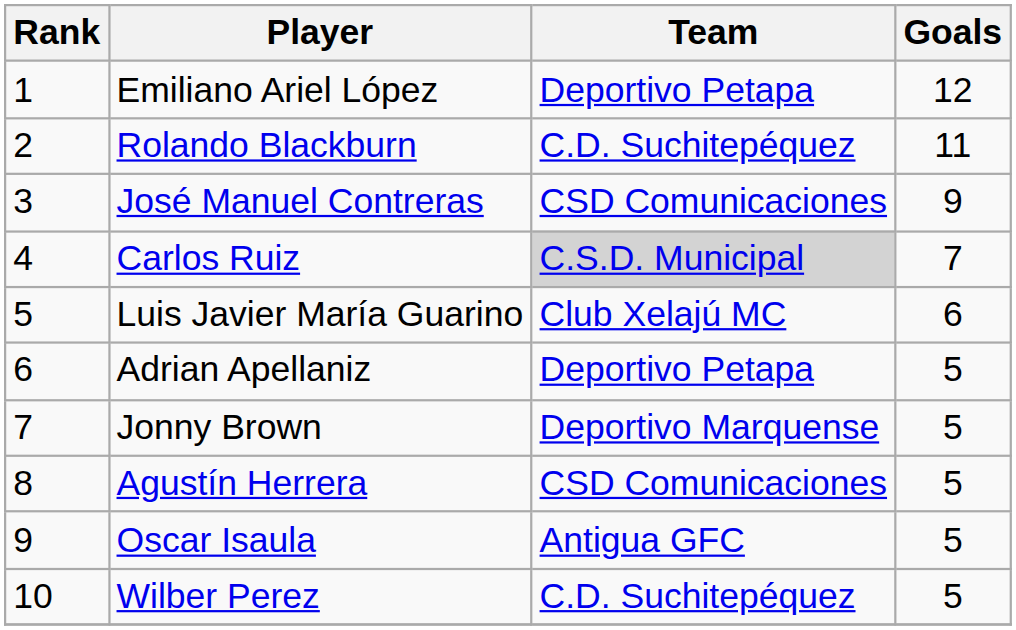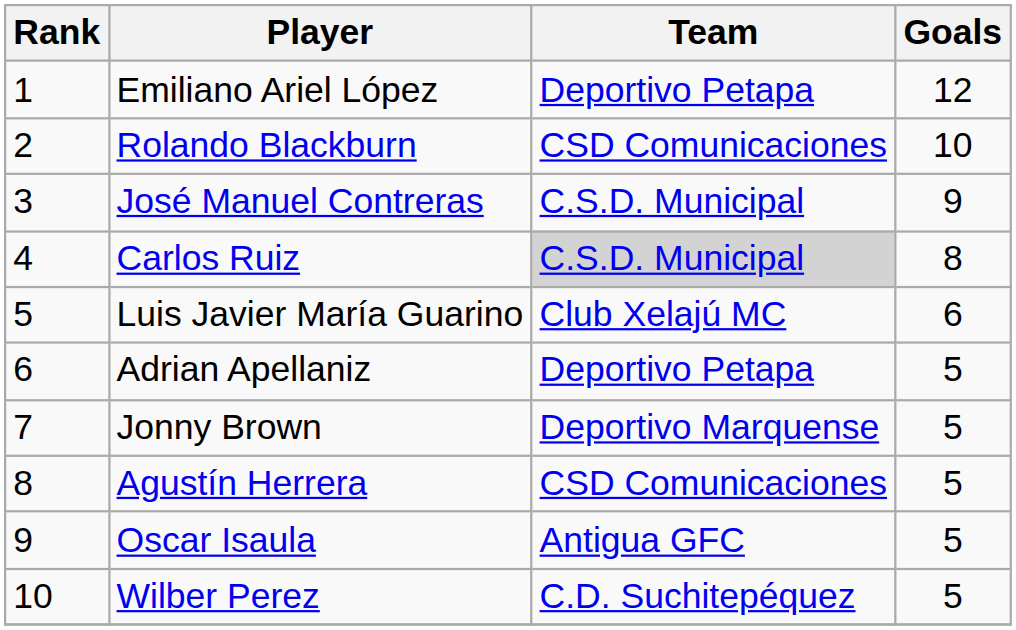(698, 145) C.D. Suchitepéquez -> (713, 145) CSD Comunicaciones
(953, 145) 11 -> (953, 145) 10
(713, 201) CSD Comunicaciones -> (672, 201) C.S.D. Municipal
(953, 257) 7 -> (953, 257) 8
